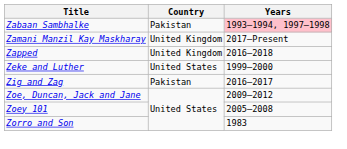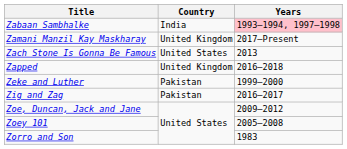(171, 25) Pakistan -> (173, 25) India
+ row: (81, 53)
(184, 67) United States -> (181, 81) Pakistan
